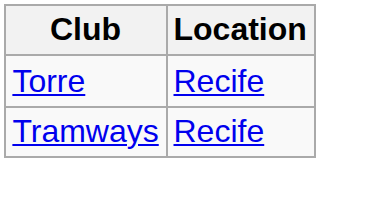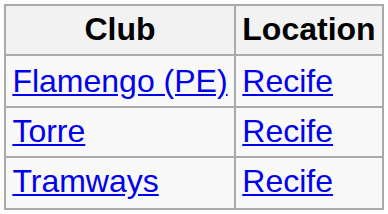+ row: (120, 80)
